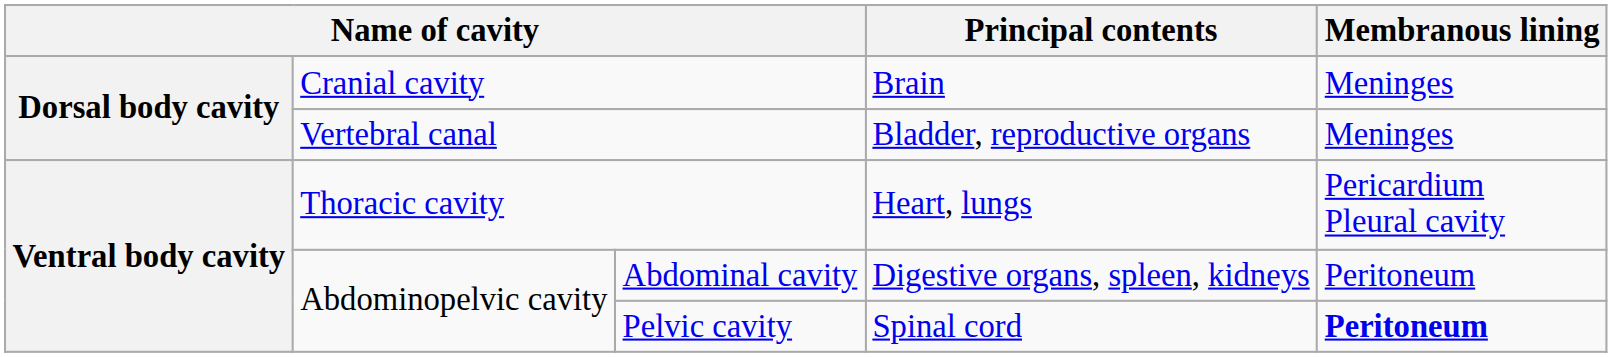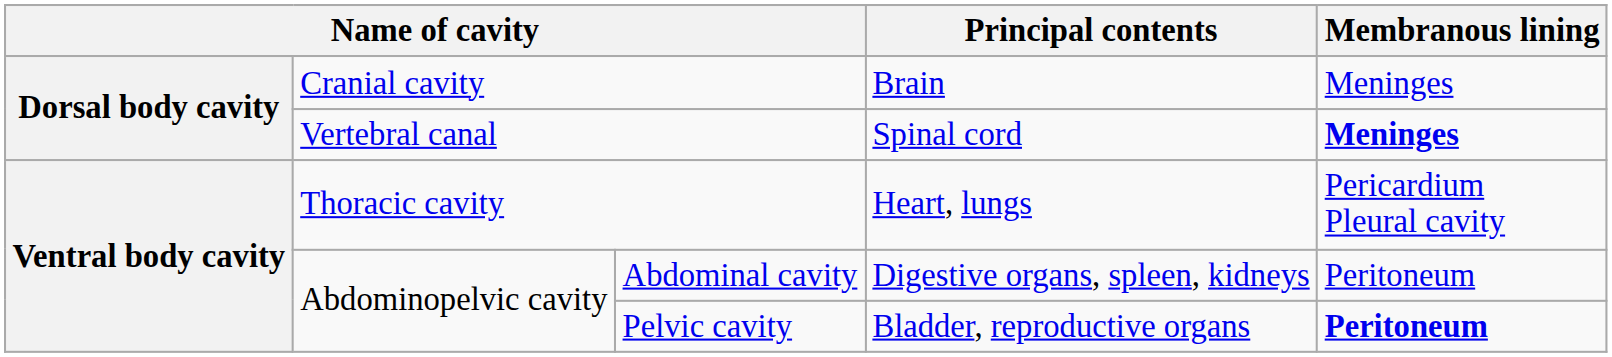(1061, 133) Bladder, reproductive organs -> (947, 133) Spinal cord
(1389, 133) normal -> (1392, 133) bold
(947, 325) Spinal cord -> (1061, 325) Bladder, reproductive organs
